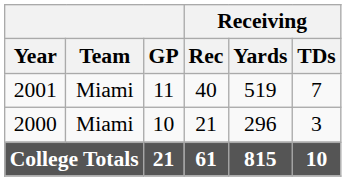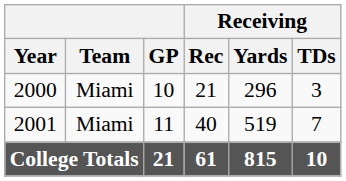rows swapped: (35, 124) <-> (35, 90)
